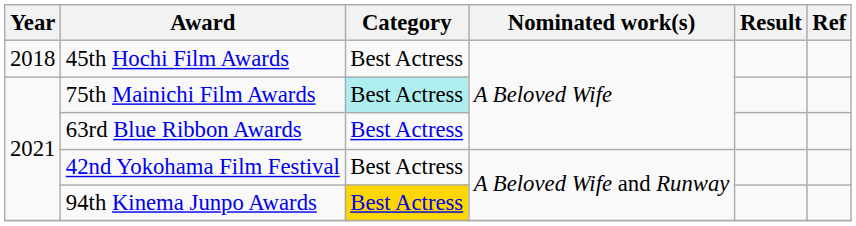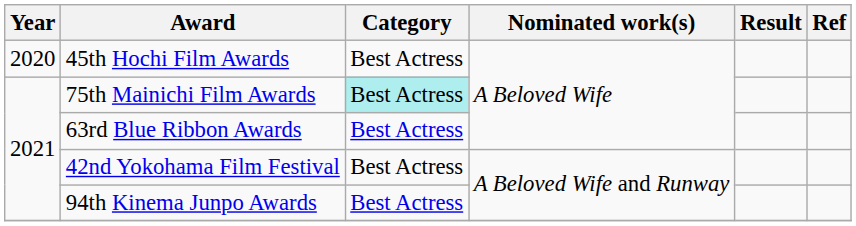(33, 58) 2018 -> (33, 58) 2020
(407, 202) gold background -> (407, 202) no background
